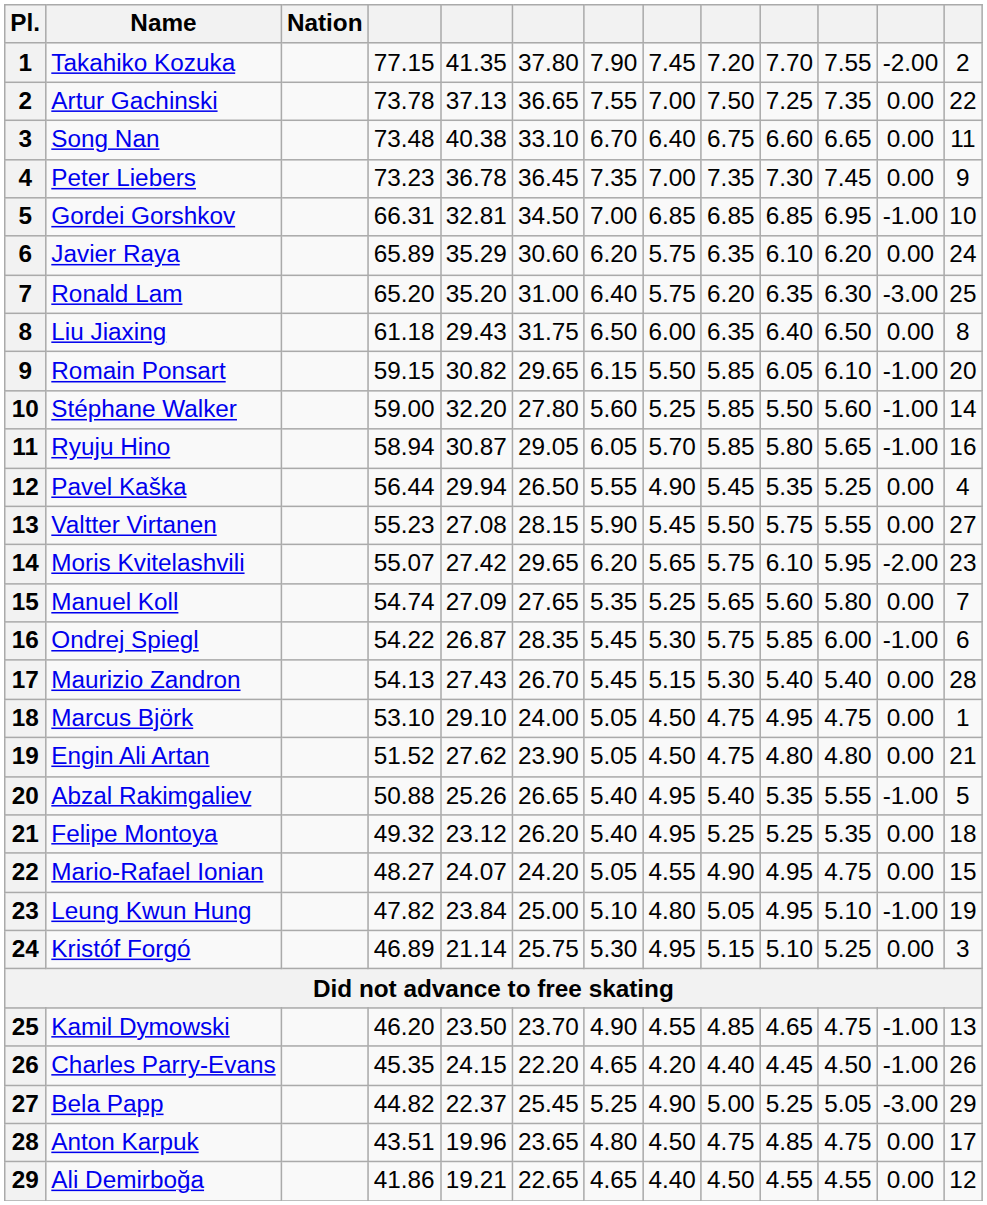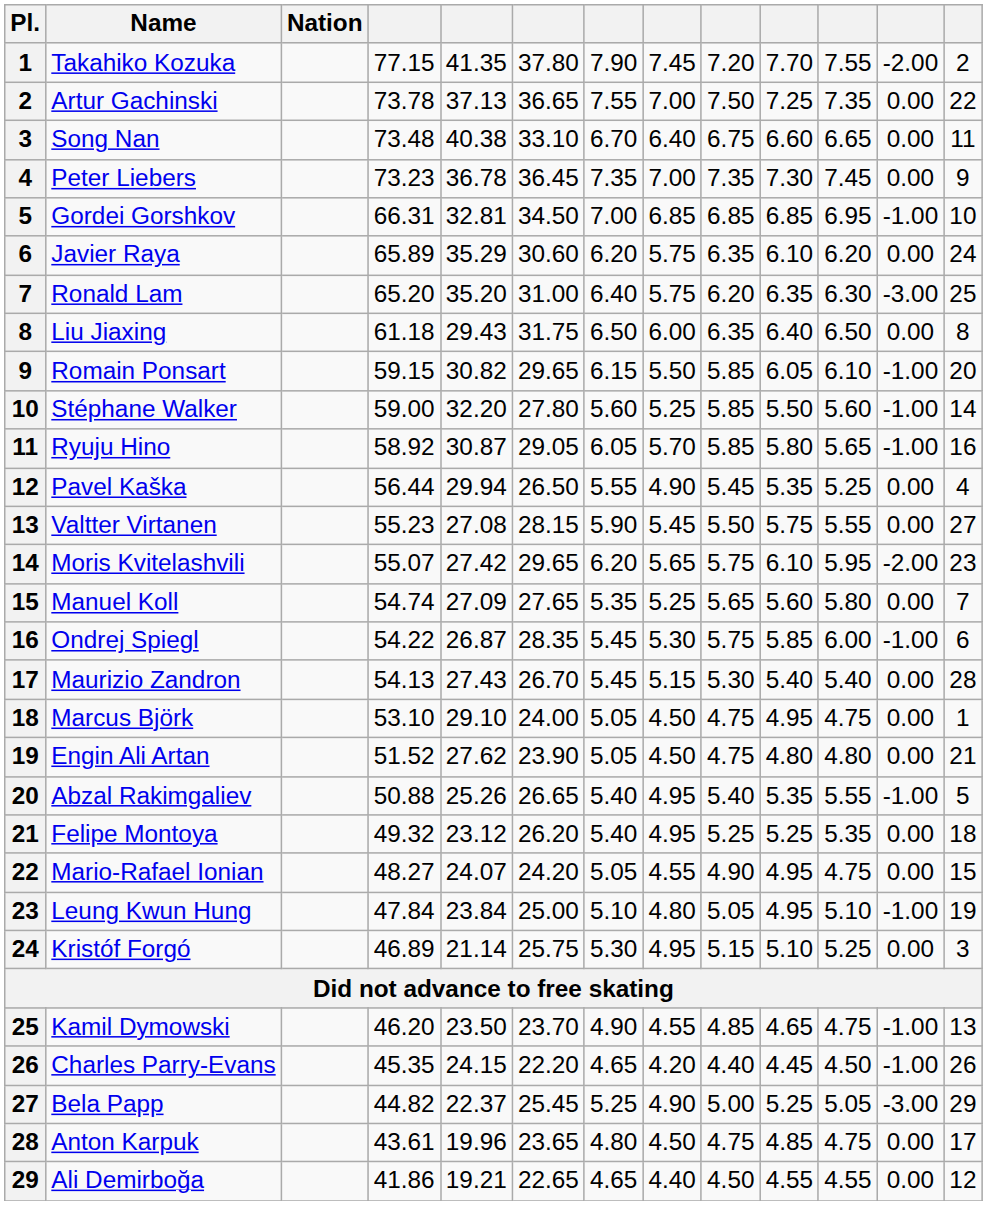(404, 448) 58.94 -> (404, 448) 58.92
(404, 910) 47.82 -> (404, 910) 47.84
(404, 1142) 43.51 -> (404, 1142) 43.61
